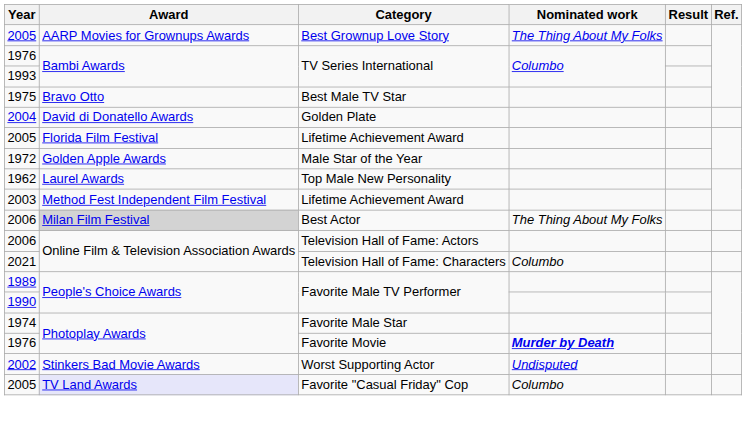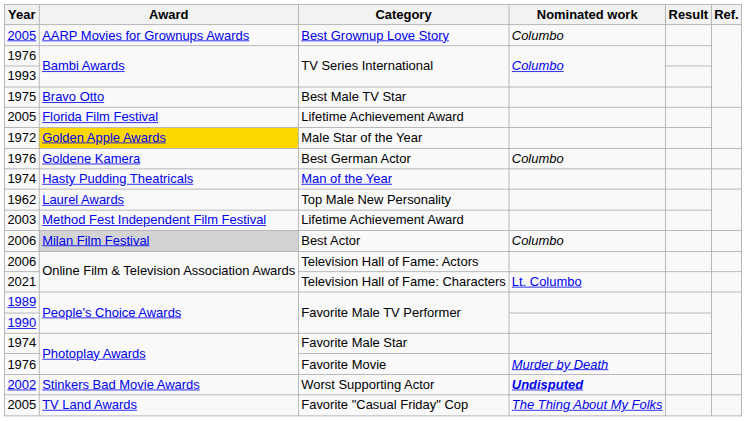(587, 35) The Thing About My Folks -> (538, 35) Columbo
- row: (22, 117)
(104, 158) no background -> (104, 138) gold background
+ row: (22, 158)
+ row: (22, 179)
(587, 220) The Thing About My Folks -> (538, 240) Columbo
(538, 261) Columbo -> (547, 281) Lt. Columbo
(563, 343) bold -> (560, 364) normal
(545, 364) normal -> (547, 384) bold
(90, 384) lavender background -> (90, 405) no background
(538, 384) Columbo -> (587, 405) The Thing About My Folks
